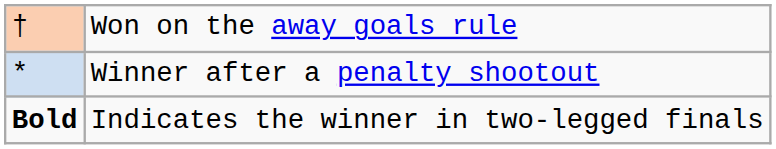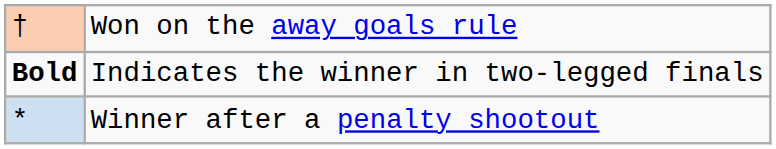rows swapped: (20, 74) <-> (45, 120)
